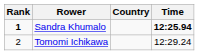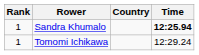(18, 27) bold -> (18, 27) normal
(18, 42) 2 -> (18, 42) 1
